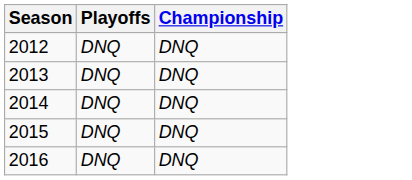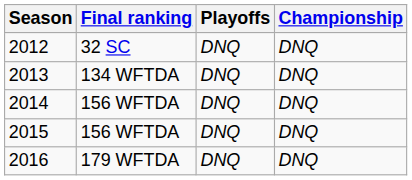+ column: (136, 18)
